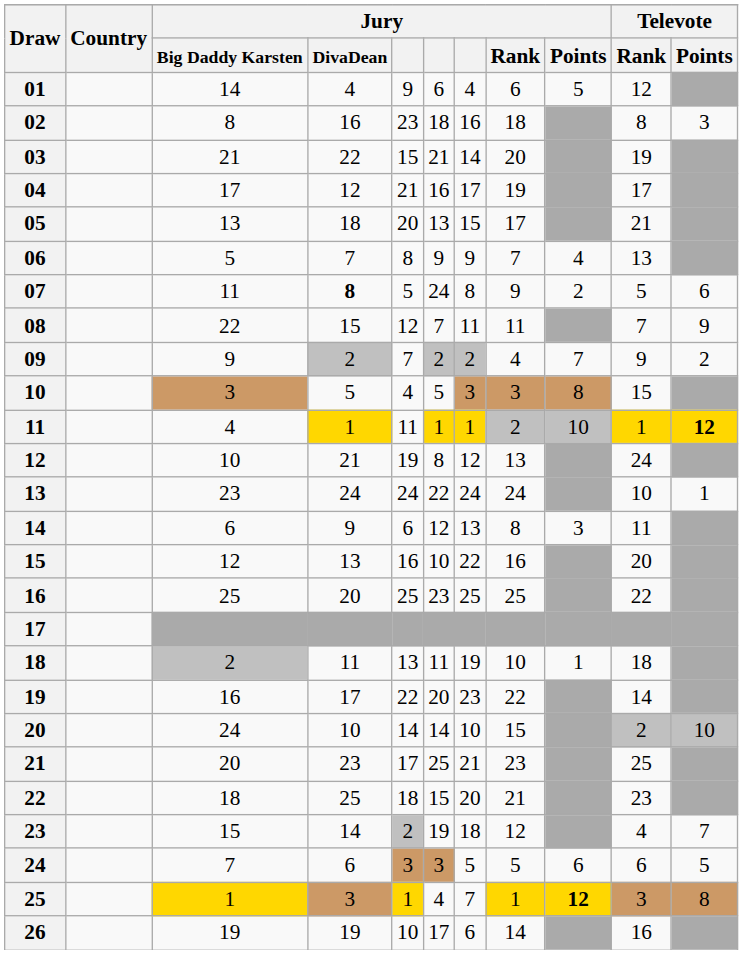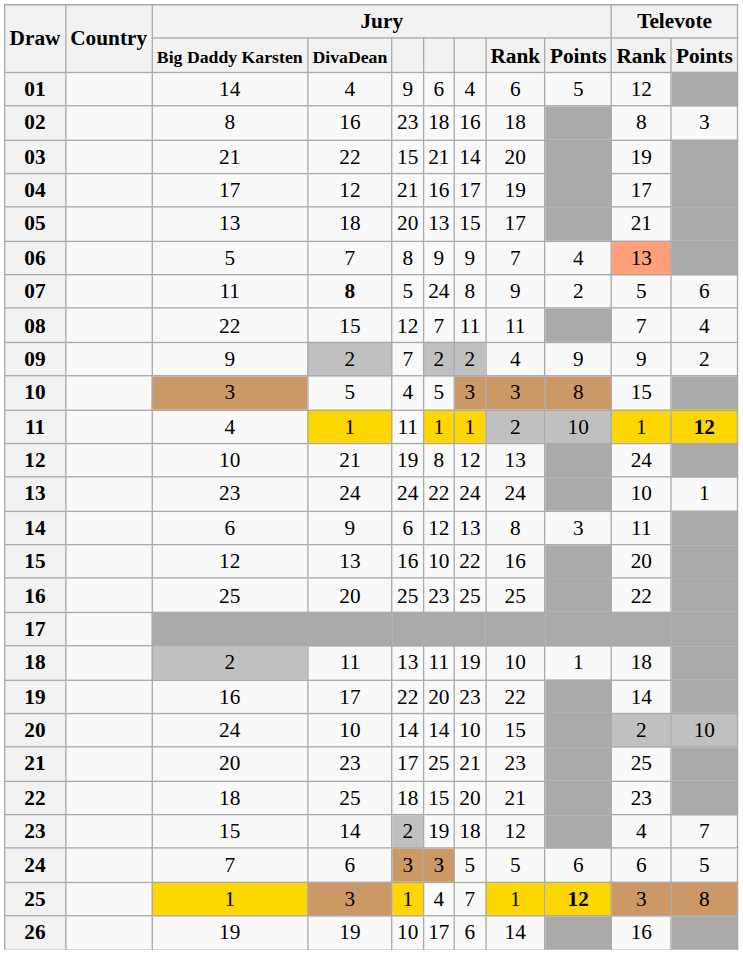(641, 257) no background -> (641, 257) lightsalmon background
(704, 325) 9 -> (704, 325) 4
(578, 358) 7 -> (578, 358) 9
